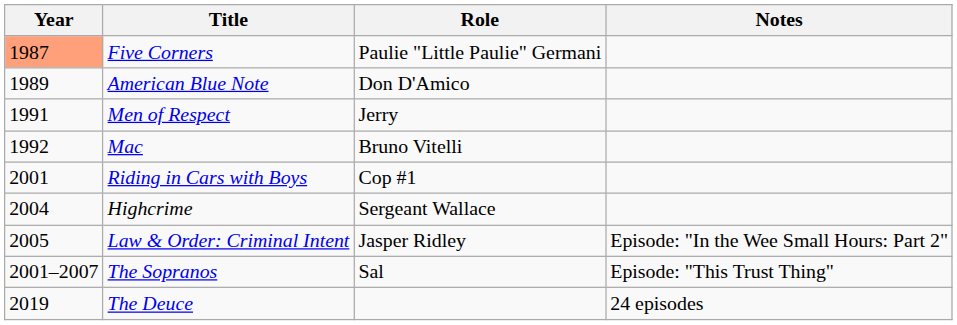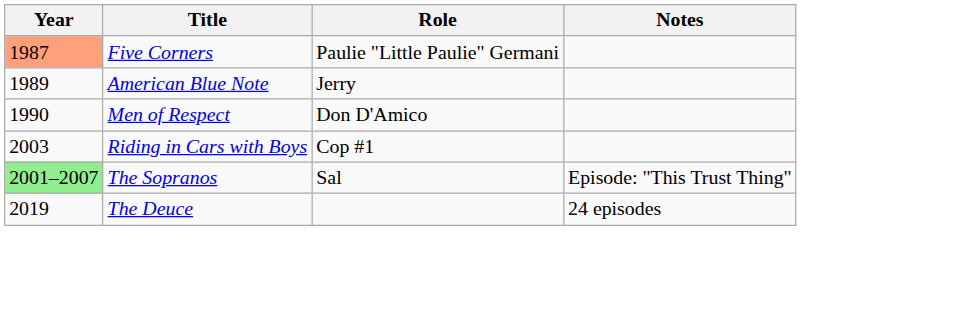(414, 83) Don D'Amico -> (336, 83) Jerry
(29, 114) 1991 -> (29, 114) 1990
(378, 114) Jerry -> (372, 114) Don D'Amico
- row: (125, 146)
(29, 177) 2001 -> (29, 146) 2003
- row: (150, 209)
- row: (228, 240)
(54, 271) no background -> (54, 177) lightgreen background
